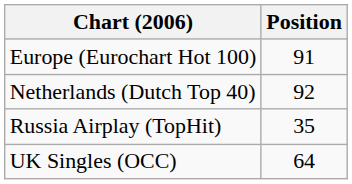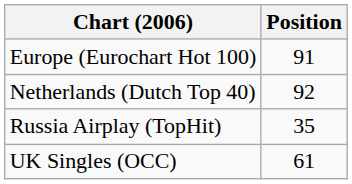(304, 160) 64 -> (304, 160) 61
